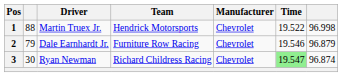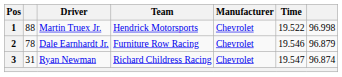(30, 44) 79 -> (30, 44) 78
(30, 59) 30 -> (30, 59) 31
(291, 59) lightgreen background -> (291, 59) no background
